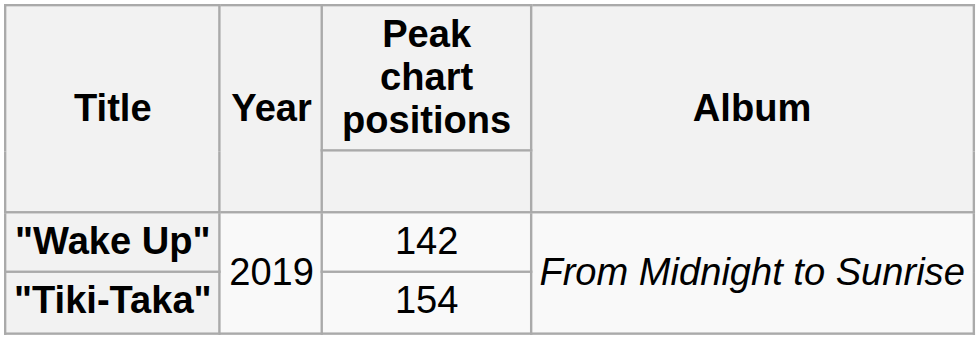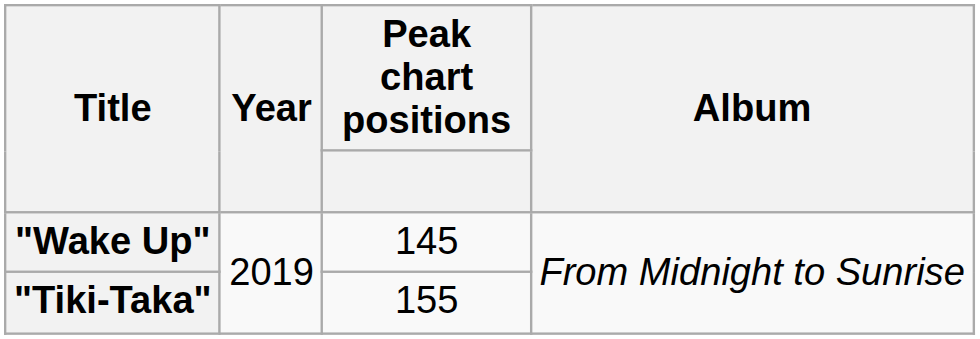(427, 241) 142 -> (427, 241) 145
(427, 301) 154 -> (427, 301) 155
